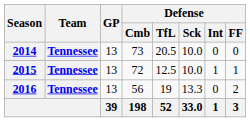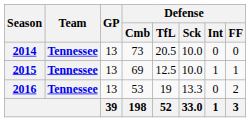(138, 70) 72 -> (138, 70) 69
(138, 88) 56 -> (138, 88) 53
